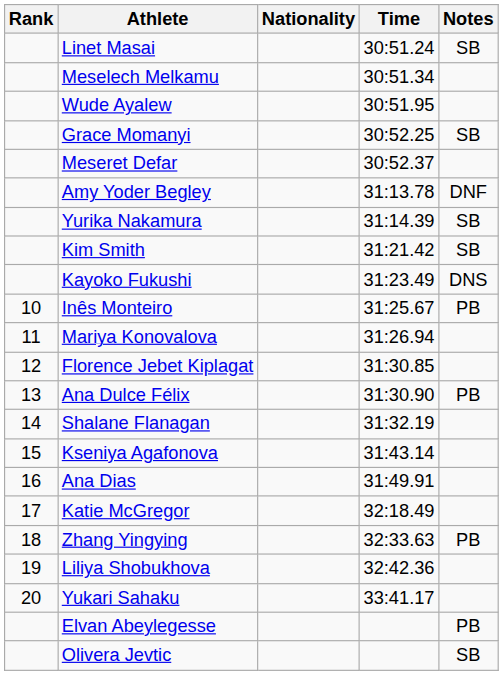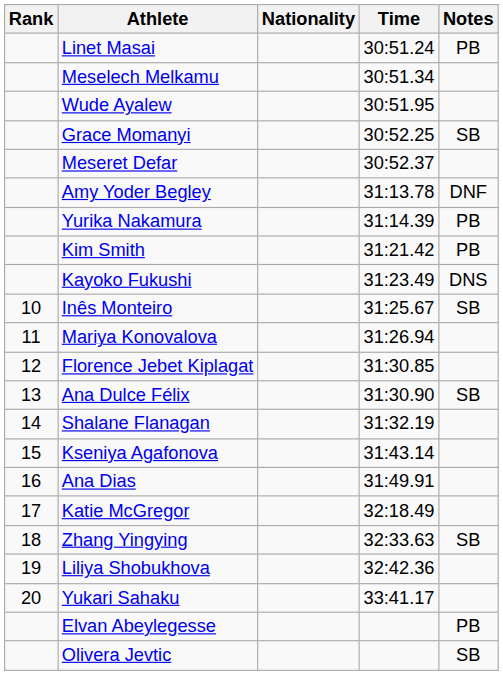(468, 47) SB -> (468, 47) PB
(468, 221) SB -> (468, 221) PB
(468, 250) SB -> (468, 250) PB
(468, 308) PB -> (468, 308) SB
(468, 395) PB -> (468, 395) SB
(468, 539) PB -> (468, 539) SB
